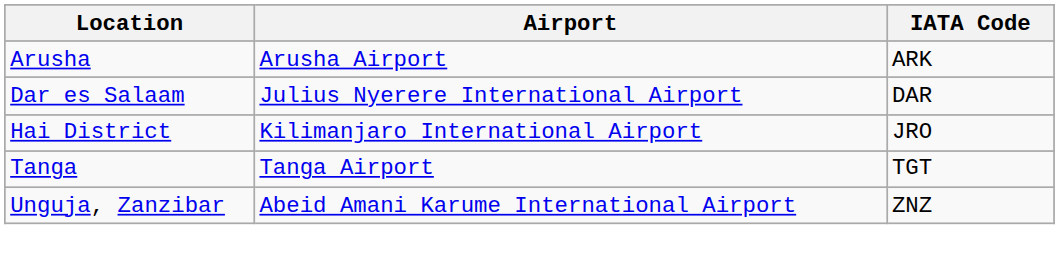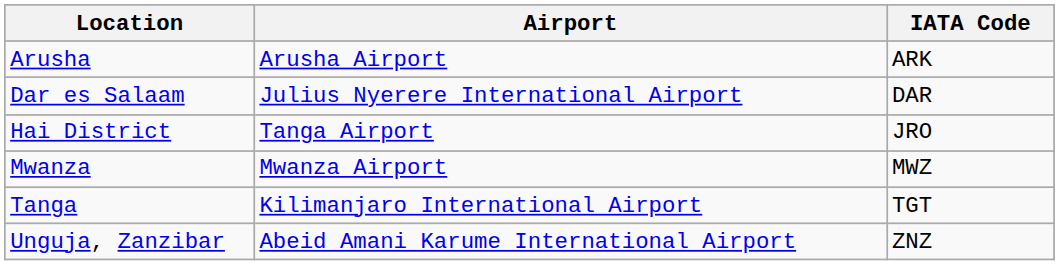(481, 132) Kilimanjaro International Airport -> (347, 132) Tanga Airport
+ row: (50, 169)
(347, 169) Tanga Airport -> (481, 205) Kilimanjaro International Airport
